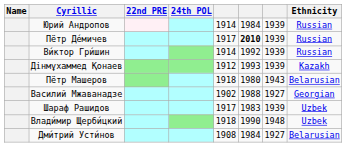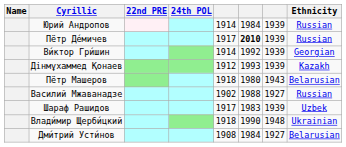(314, 53) Russian -> (314, 53) Georgian
(314, 94) Georgian -> (314, 94) Russian
(314, 121) Uzbek -> (314, 121) Ukrainian
